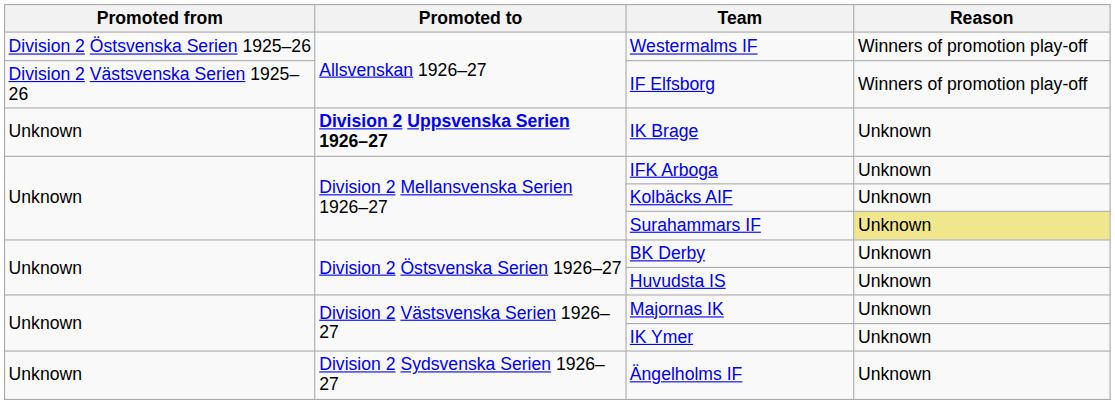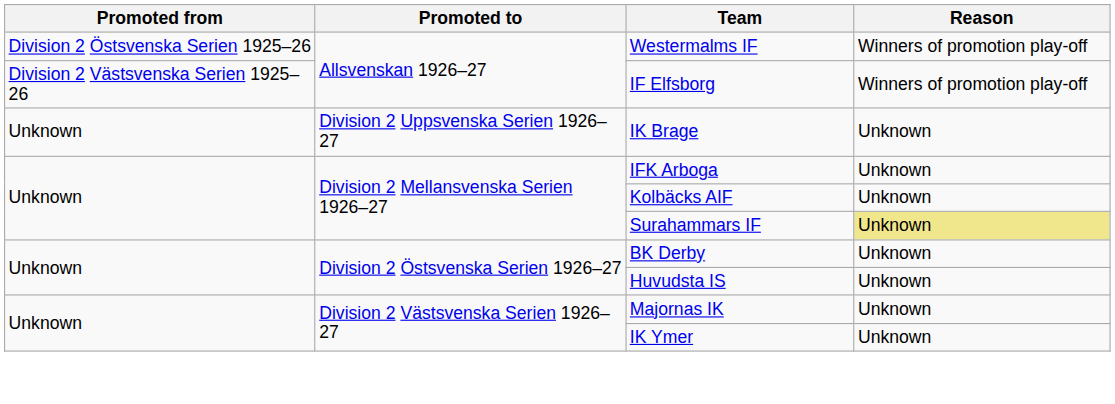(444, 131) bold -> (463, 131) normal
- row: (686, 374)
